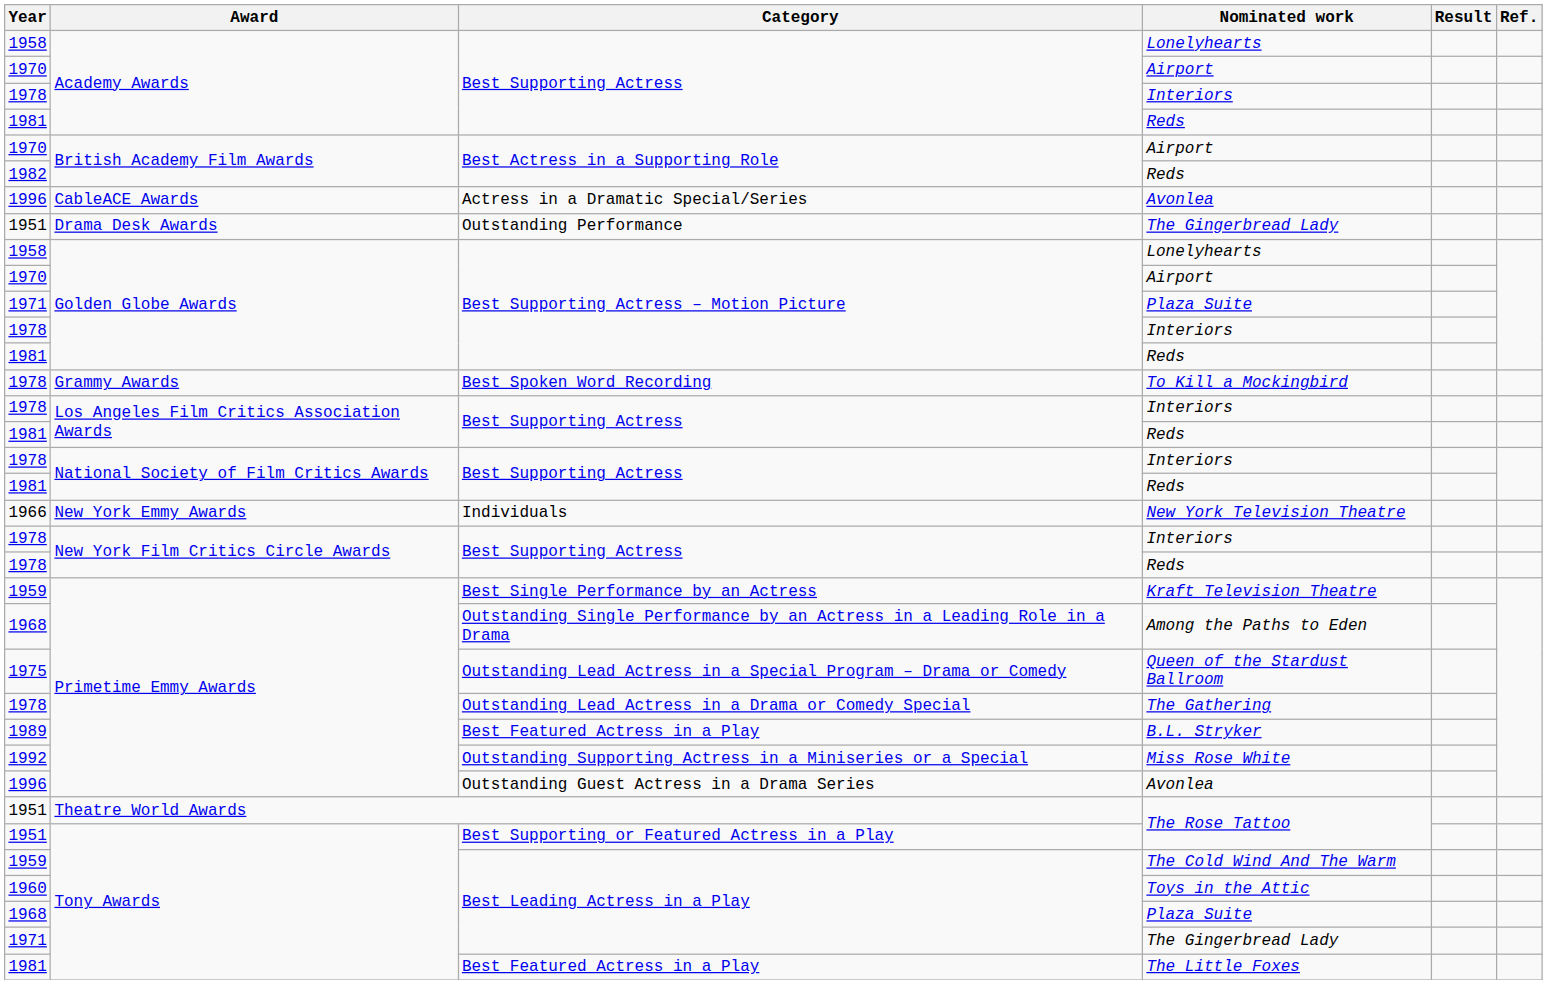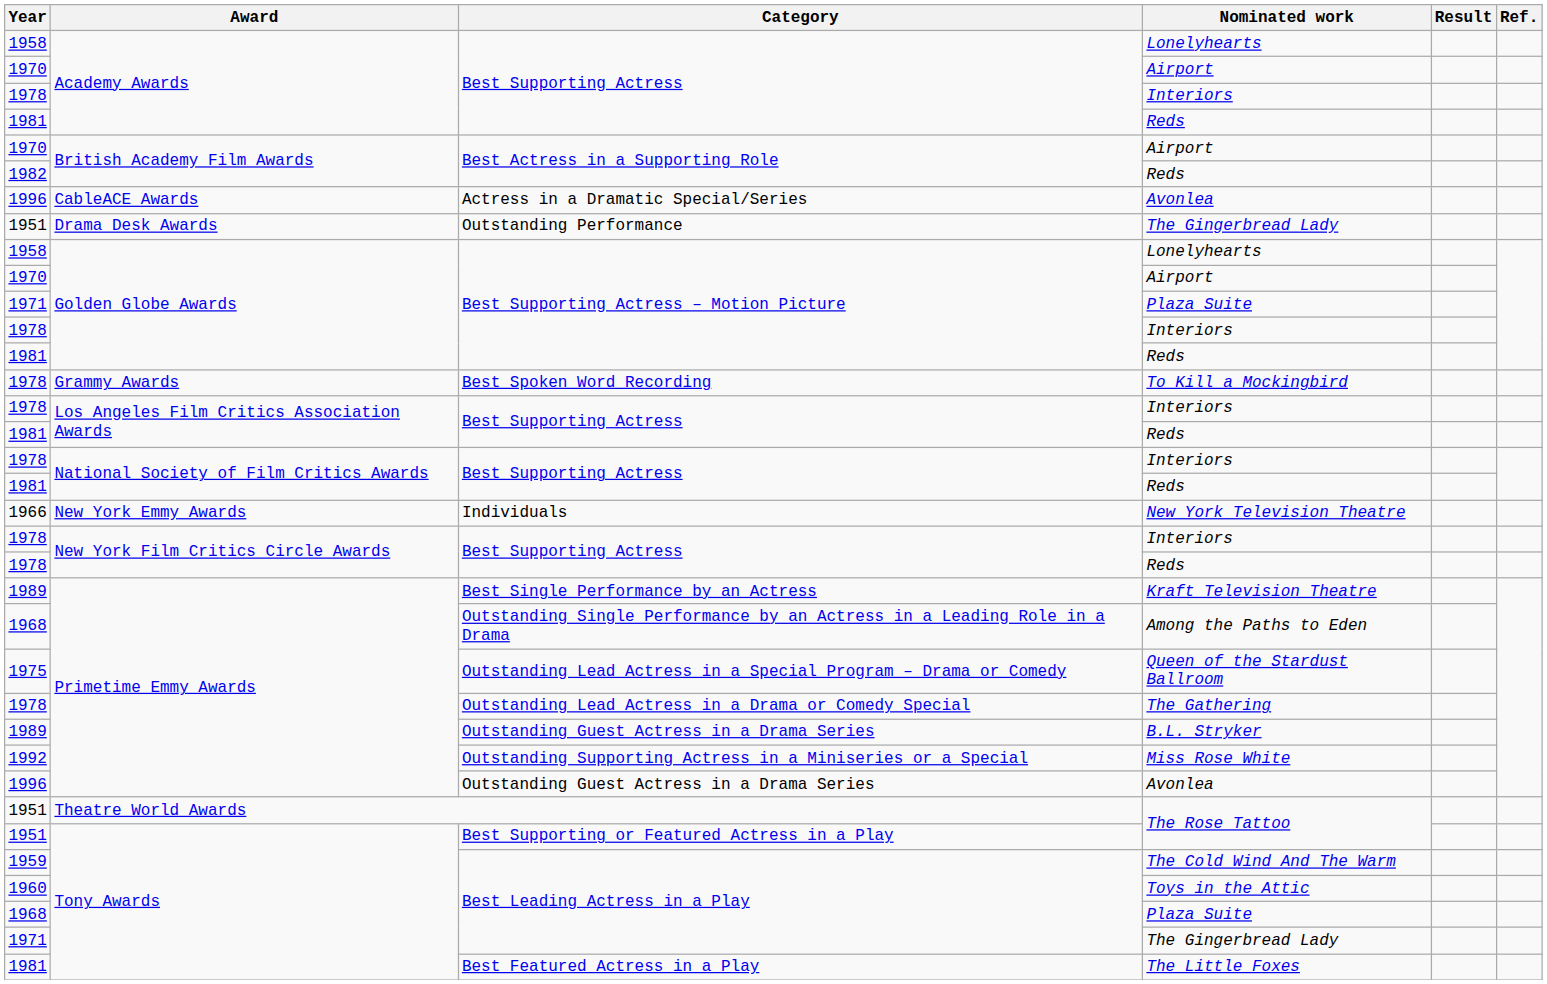(28, 591) 1959 -> (28, 591) 1989
(611, 732) Best Featured Actress in a Play -> (668, 732) Outstanding Guest Actress in a Drama Series
